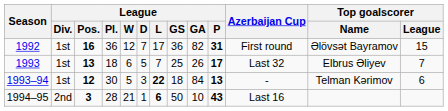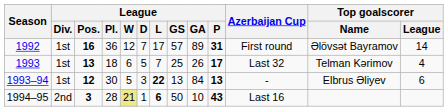(177, 47) 36 -> (177, 47) 57
(198, 47) 82 -> (198, 47) 89
(422, 47) 15 -> (422, 47) 14
(354, 64) Elbrus Əliyev -> (354, 64) Telman Kərimov
(422, 64) 7 -> (422, 64) 4
(177, 81) 18 -> (177, 81) 13
(354, 81) Telman Kərimov -> (354, 81) Elbrus Əliyev
(129, 98) no background -> (129, 98) khaki background
